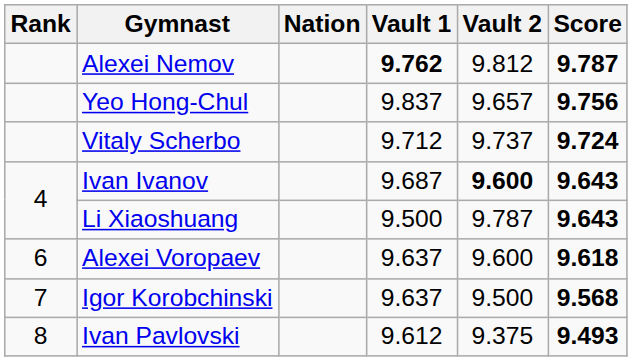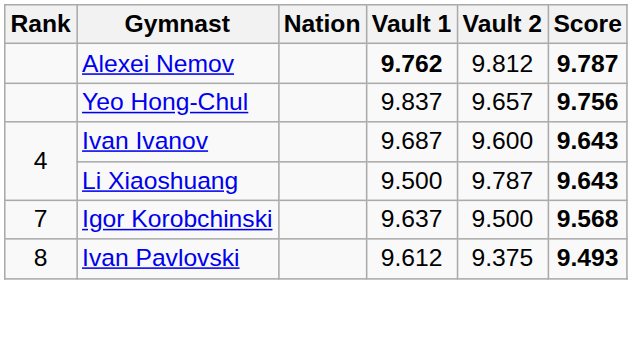- row: (161, 141)
(502, 180) bold -> (502, 141) normal
- row: (171, 258)
